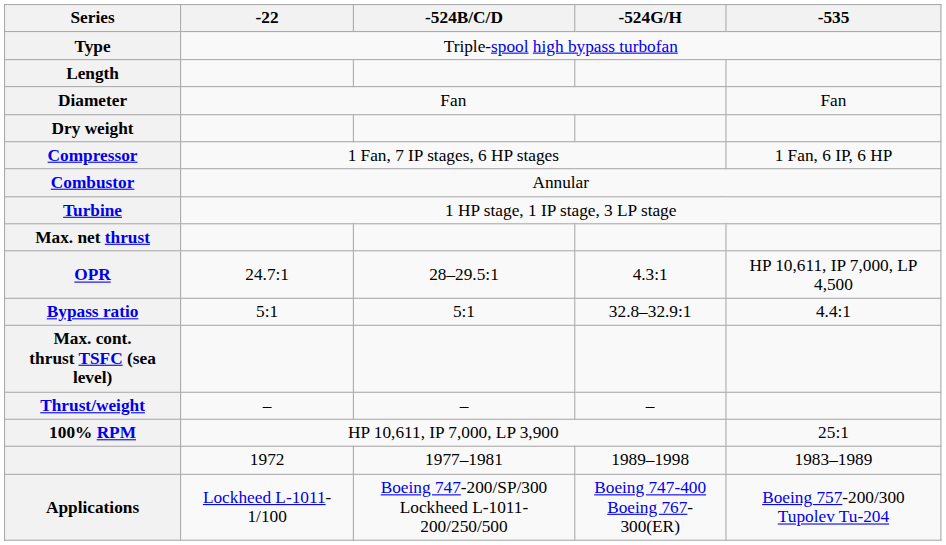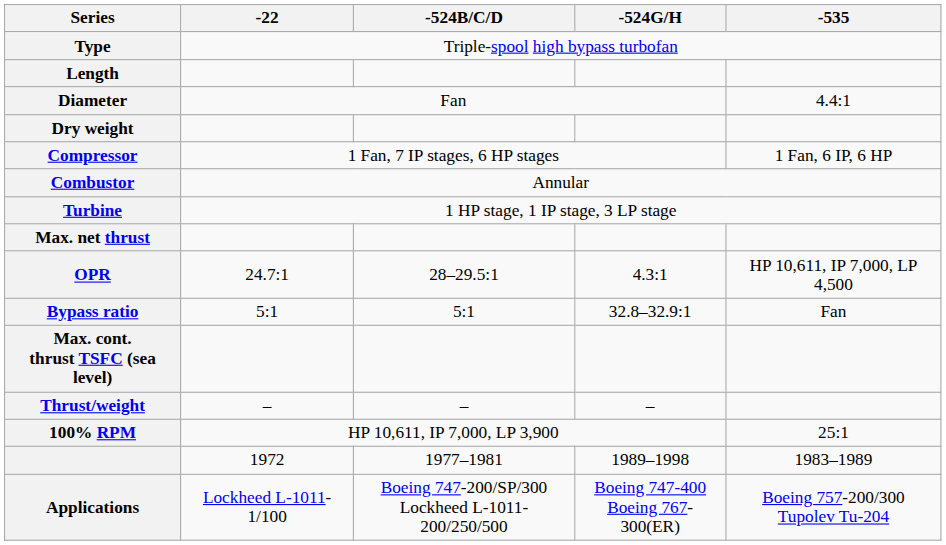(833, 100) Fan -> (833, 100) 4.4:1
(833, 311) 4.4:1 -> (833, 311) Fan
